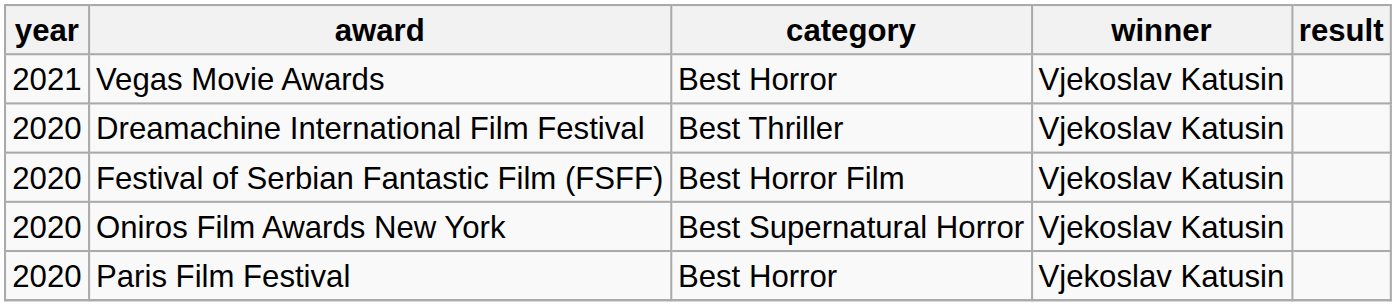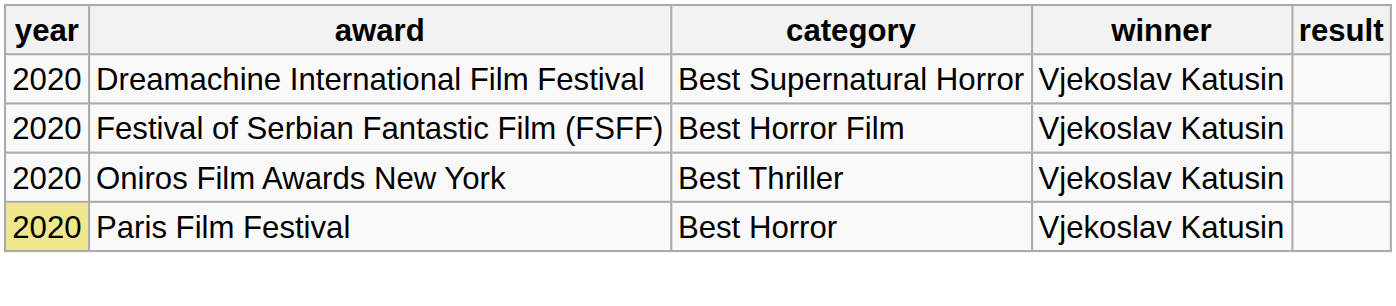- row: (240, 79)
(761, 129) Best Thriller -> (851, 79) Best Supernatural Horror
(851, 227) Best Supernatural Horror -> (761, 178) Best Thriller
(47, 277) no background -> (47, 227) khaki background
